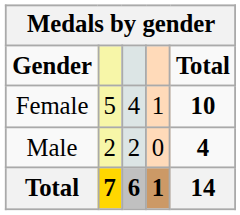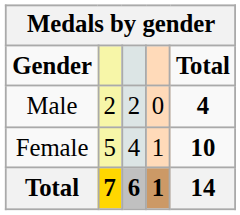rows swapped: (52, 147) <-> (52, 106)
